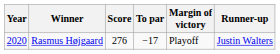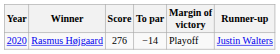(150, 41) −17 -> (150, 41) −14
